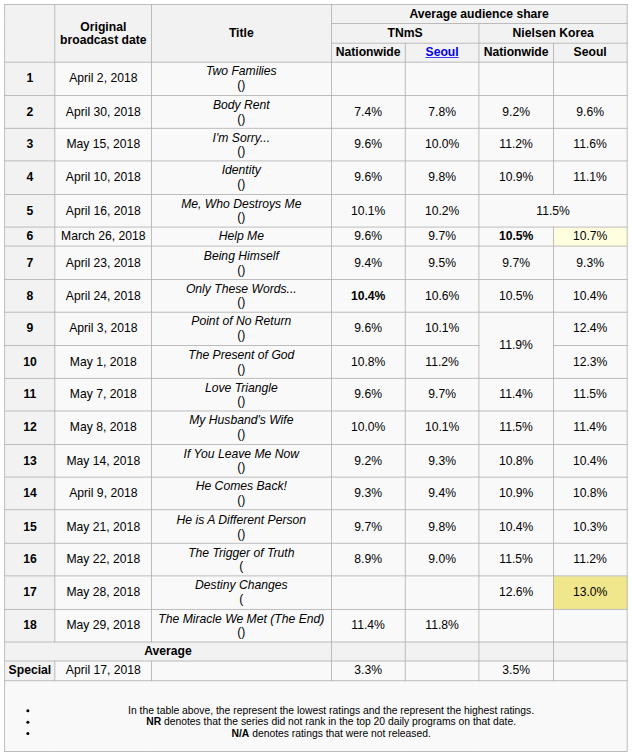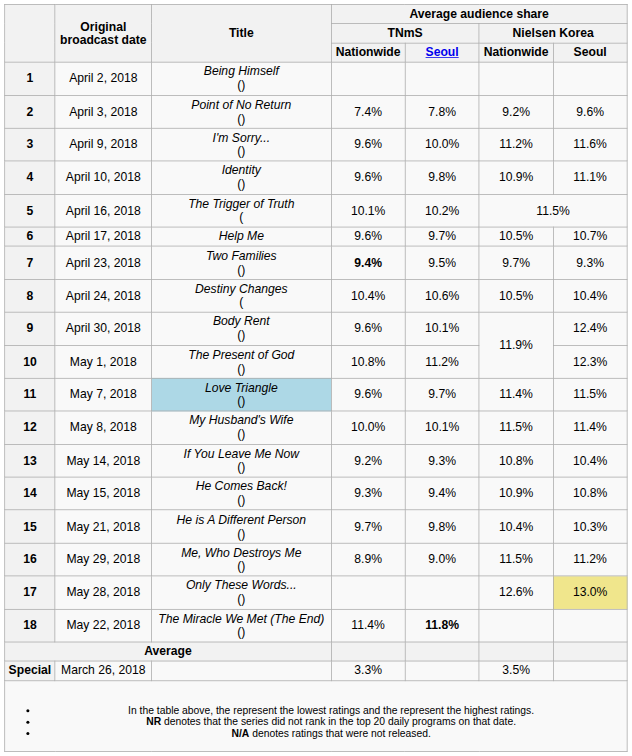(241, 78) Two Families () -> (241, 78) Being Himself ()
(103, 111) April 30, 2018 -> (103, 111) April 3, 2018
(241, 111) Body Rent () -> (241, 111) Point of No Return ()
(103, 144) May 15, 2018 -> (103, 144) April 9, 2018
(241, 210) Me, Who Destroys Me () -> (241, 210) The Trigger of Truth (
(103, 236) March 26, 2018 -> (103, 236) April 17, 2018
(516, 236) bold -> (516, 236) normal
(590, 236) lightyellow background -> (590, 236) no background
(241, 262) Being Himself () -> (241, 262) Two Families ()
(368, 262) normal -> (368, 262) bold
(241, 295) Only These Words... () -> (241, 295) Destiny Changes (
(368, 295) bold -> (368, 295) normal
(103, 328) April 3, 2018 -> (103, 328) April 30, 2018
(241, 328) Point of No Return () -> (241, 328) Body Rent ()
(241, 394) no background -> (241, 394) lightblue background
(103, 493) April 9, 2018 -> (103, 493) May 15, 2018
(103, 559) May 22, 2018 -> (103, 559) May 29, 2018
(241, 559) The Trigger of Truth ( -> (241, 559) Me, Who Destroys Me ()
(241, 592) Destiny Changes ( -> (241, 592) Only These Words... ()
(103, 625) May 29, 2018 -> (103, 625) May 22, 2018
(442, 625) normal -> (442, 625) bold
(103, 670) April 17, 2018 -> (103, 670) March 26, 2018
